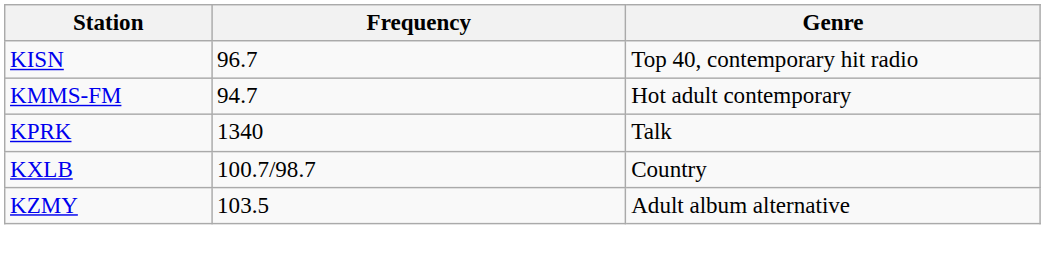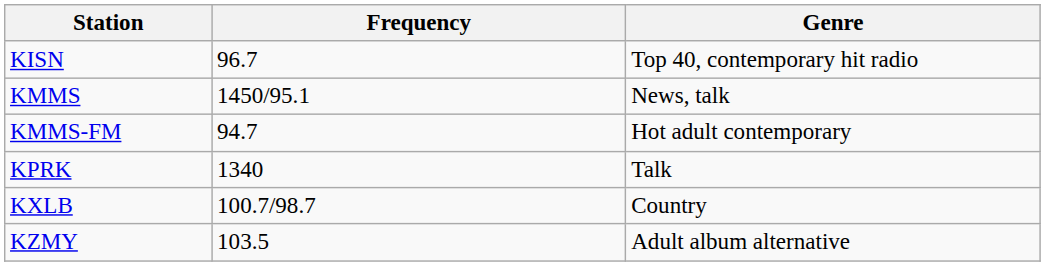+ row: (45, 95)
